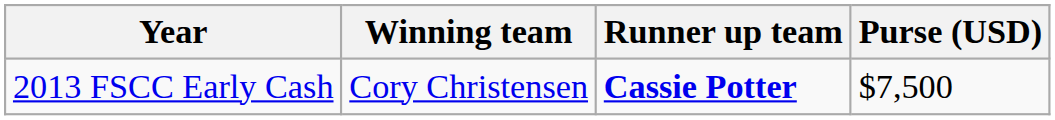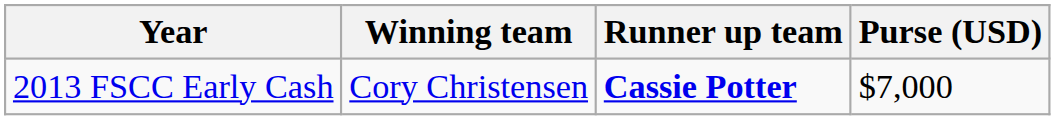(906, 85) $7,500 -> (906, 85) $7,000
